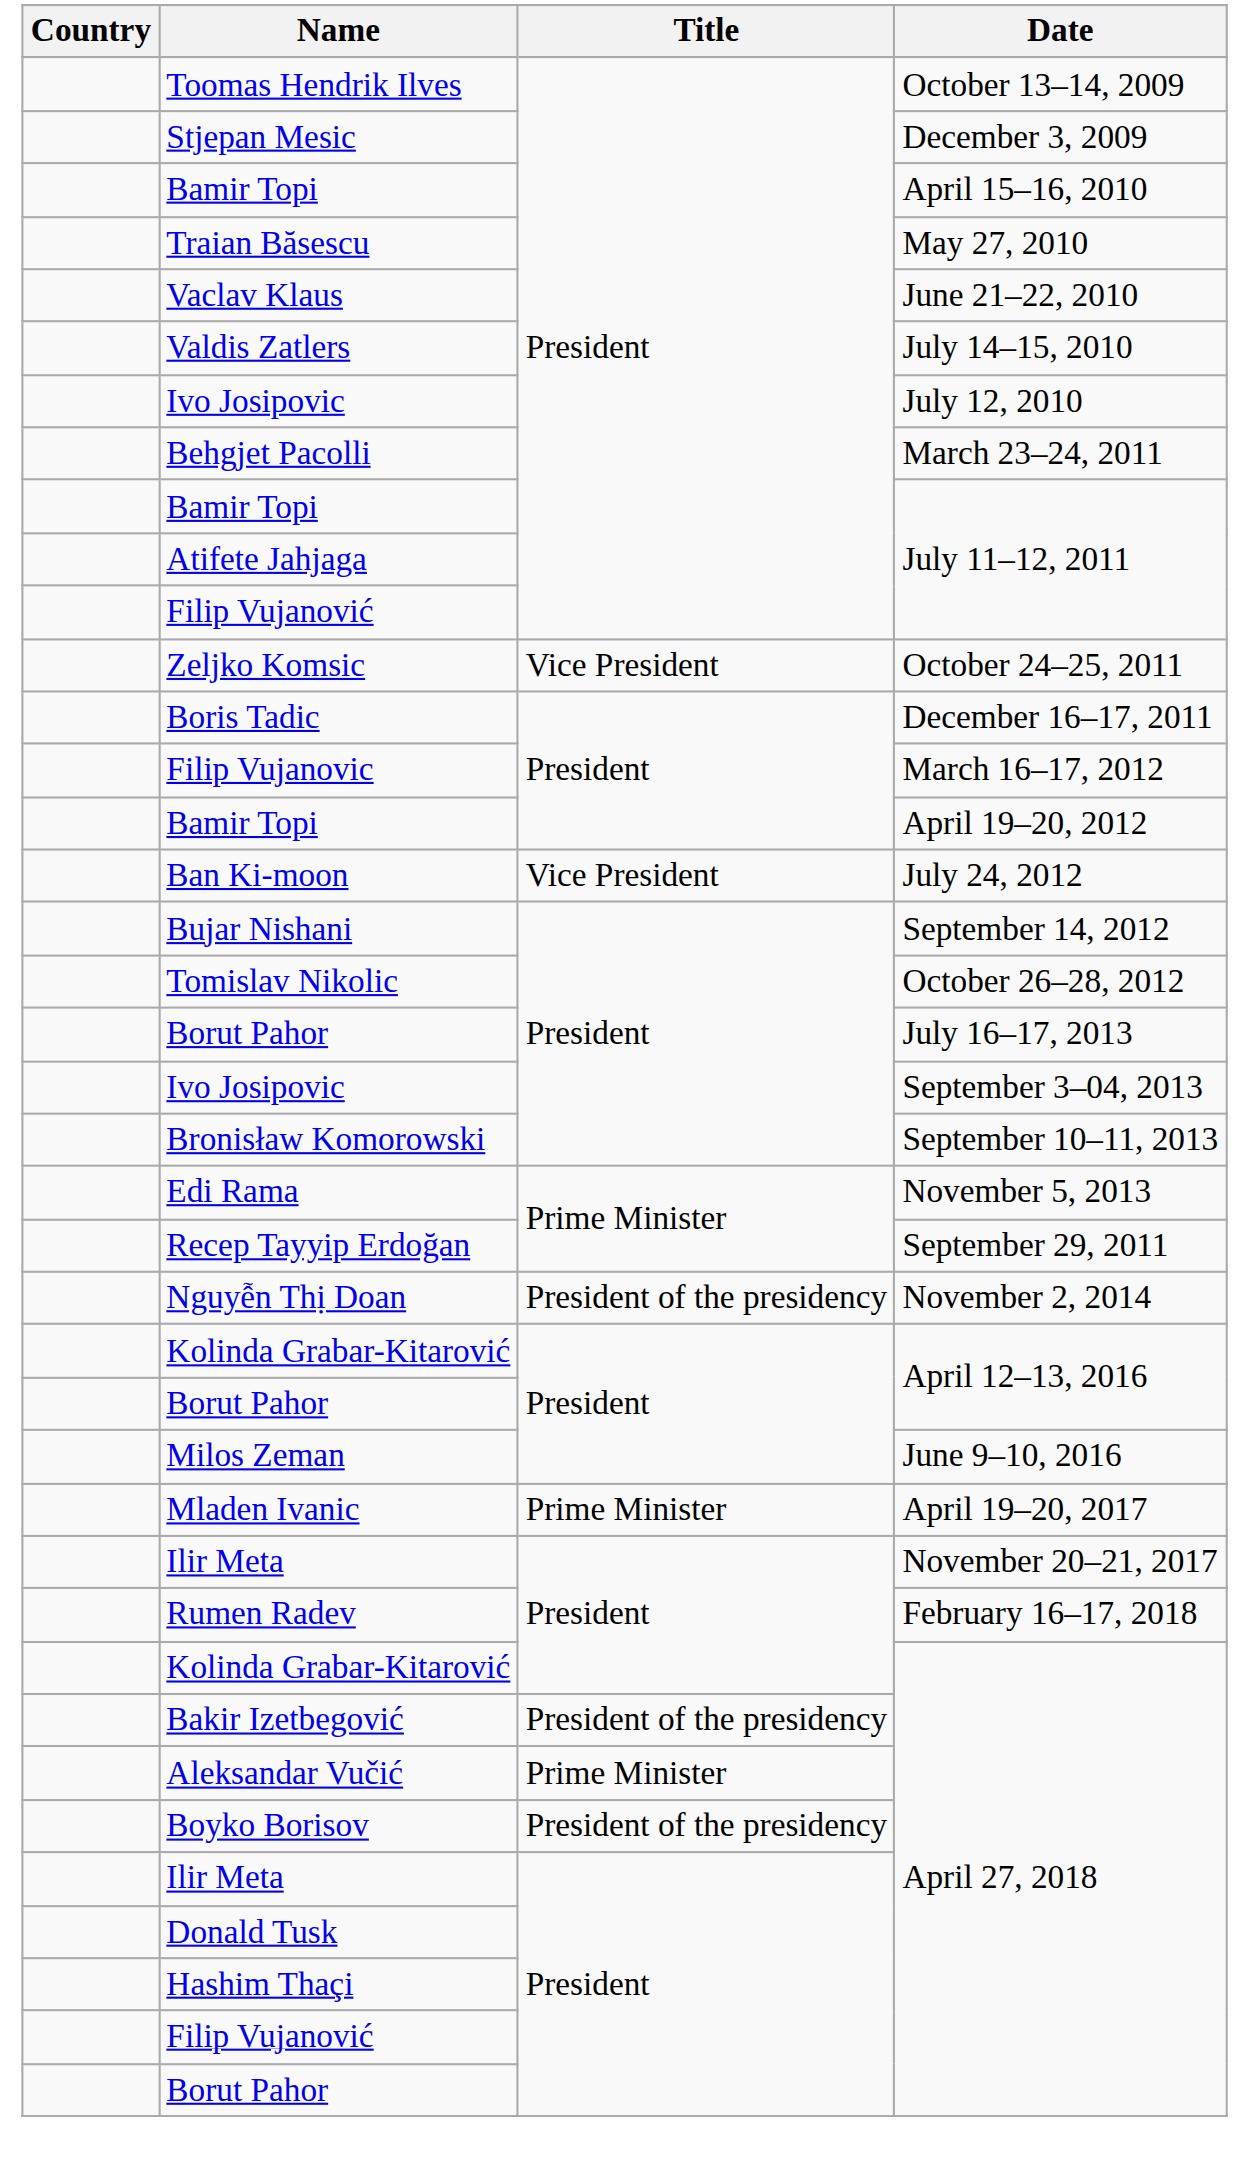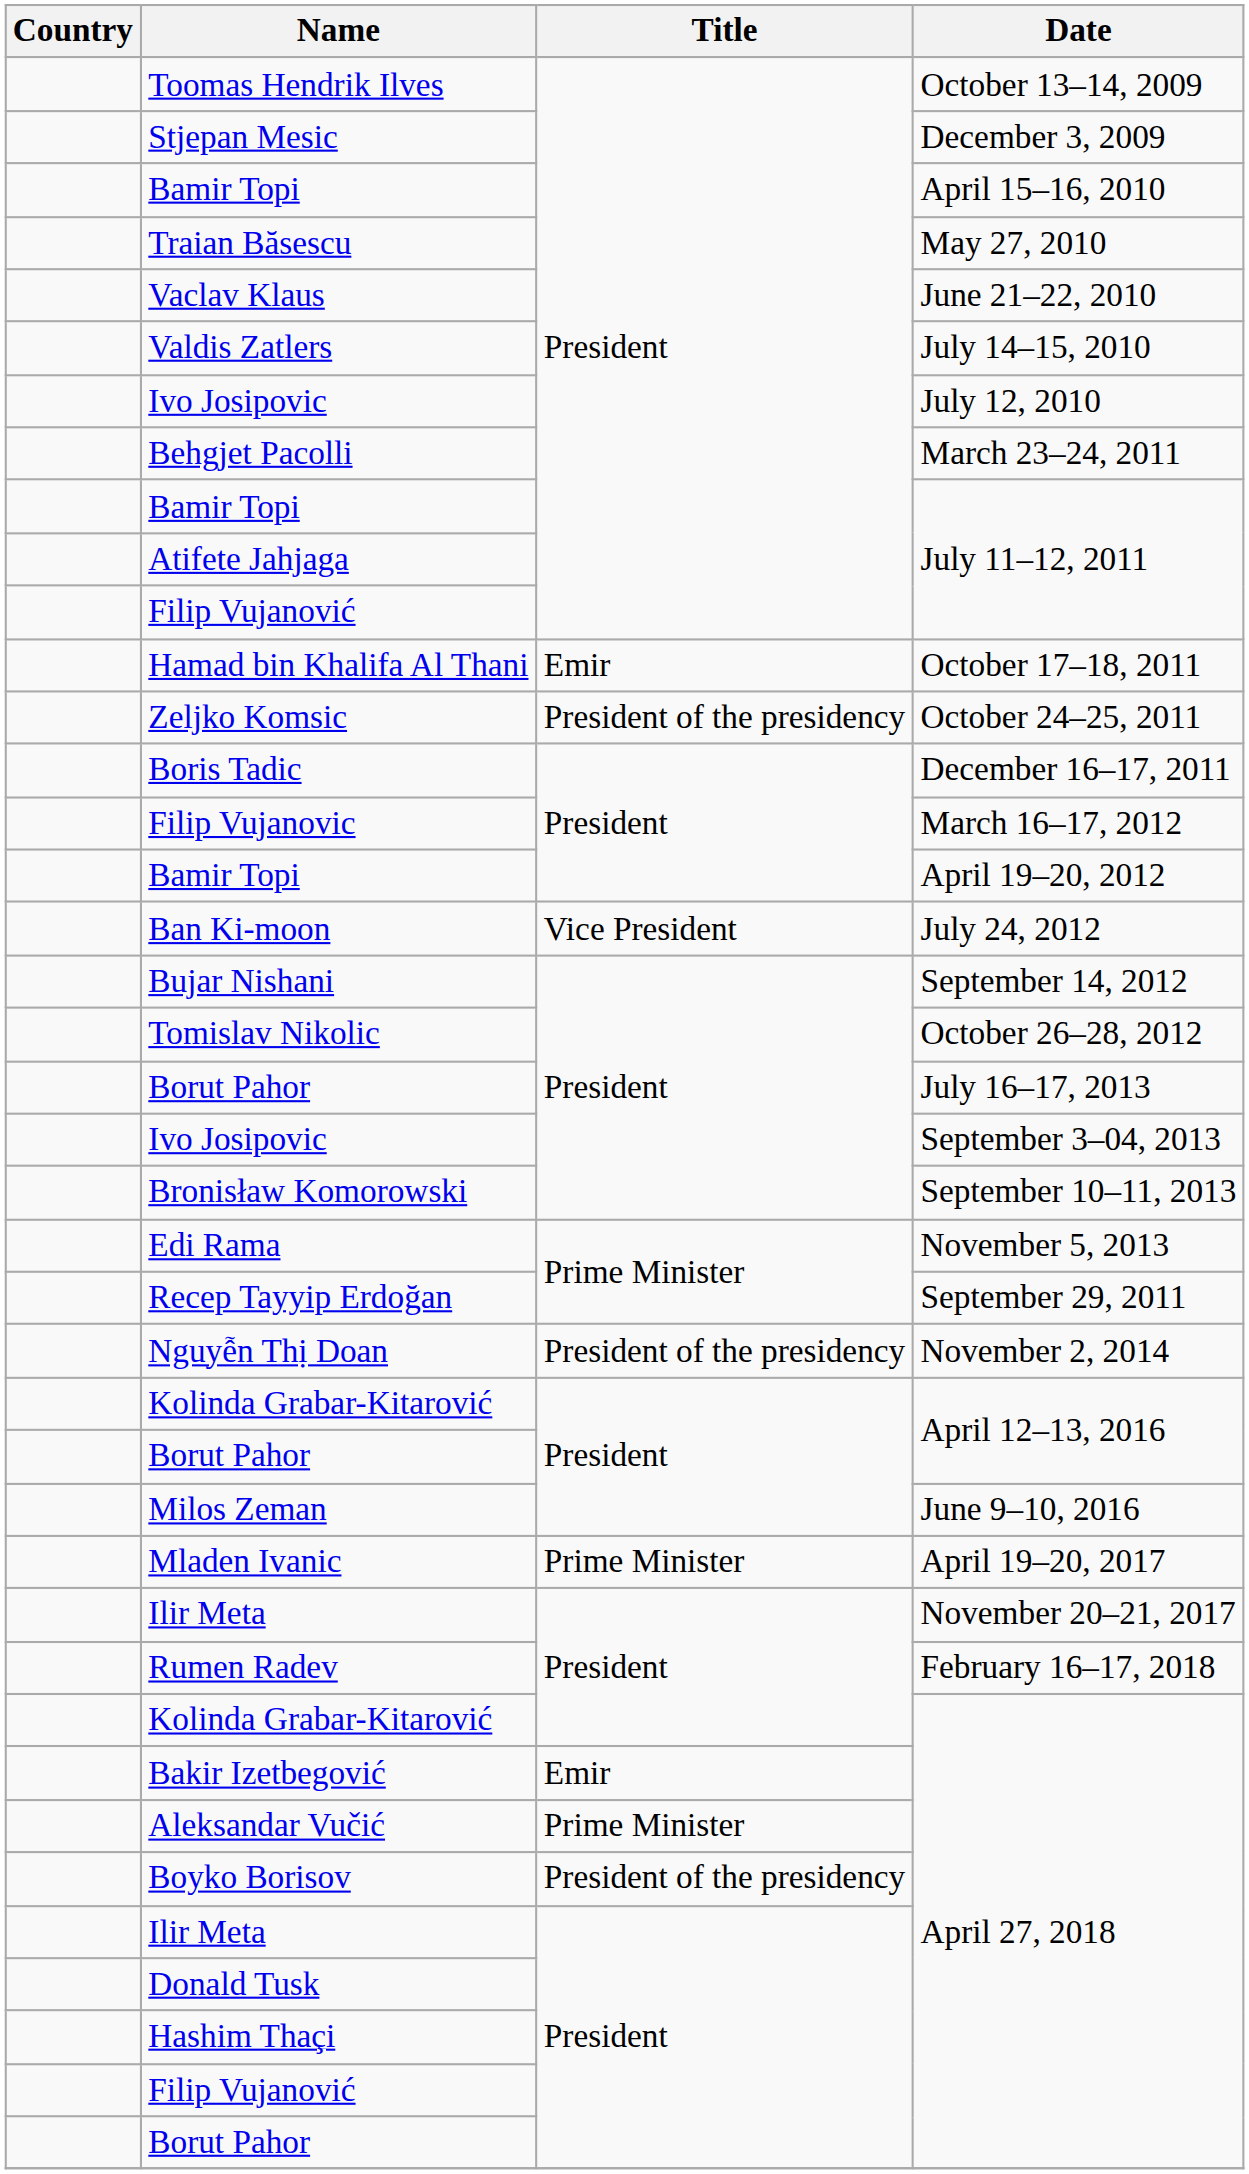+ row: (338, 664)
(622, 664) Vice President -> (725, 717) President of the presidency
(706, 1719) President of the presidency -> (577, 1772) Emir
